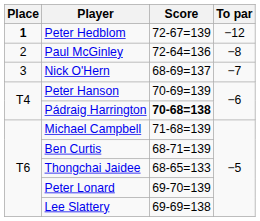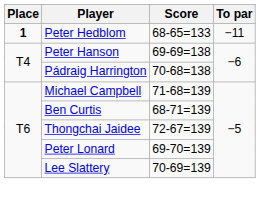(181, 33) 72-67=139 -> (181, 33) 68-65=133
(234, 33) −12 -> (234, 33) −11
- row: (84, 52)
- row: (77, 71)
(181, 91) 70-69=139 -> (181, 52) 69-69=138
(181, 110) bold -> (181, 71) normal
(181, 168) 68-65=133 -> (181, 129) 72-67=139
(181, 206) 69-69=138 -> (181, 168) 70-69=139
